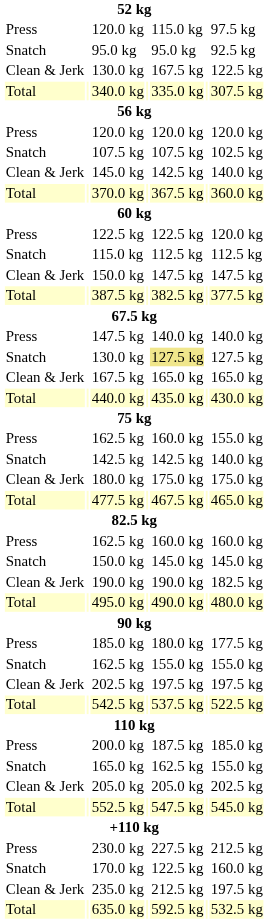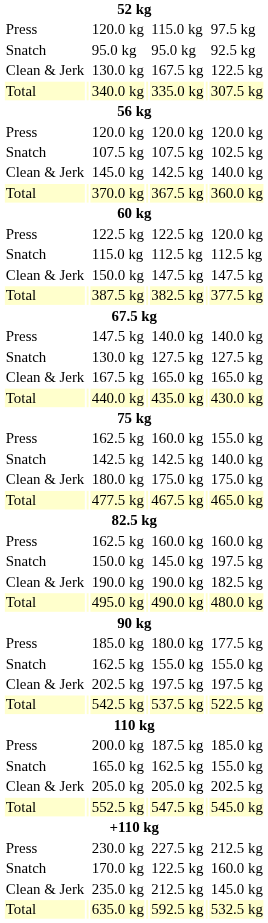(177, 357) khaki background -> (177, 357) no background
(237, 561) 145.0 kg -> (237, 561) 197.5 kg
(237, 888) 197.5 kg -> (237, 888) 145.0 kg
